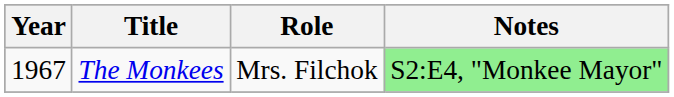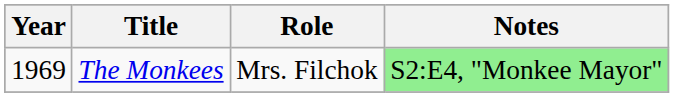(39, 69) 1967 -> (39, 69) 1969
